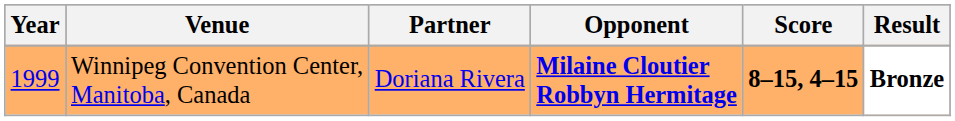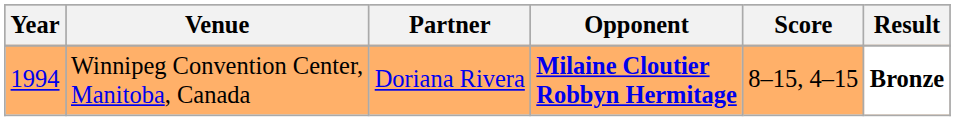(35, 79) 1999 -> (35, 79) 1994
(803, 79) bold -> (803, 79) normal
